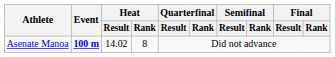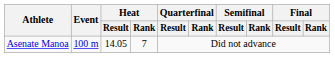(86, 44) bold -> (86, 44) normal
(116, 44) 14.02 -> (116, 44) 14.05
(145, 44) 8 -> (144, 44) 7
